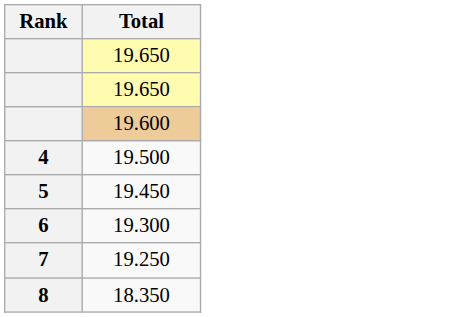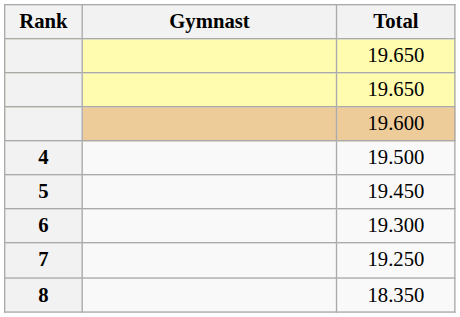+ column: (209, 21)
